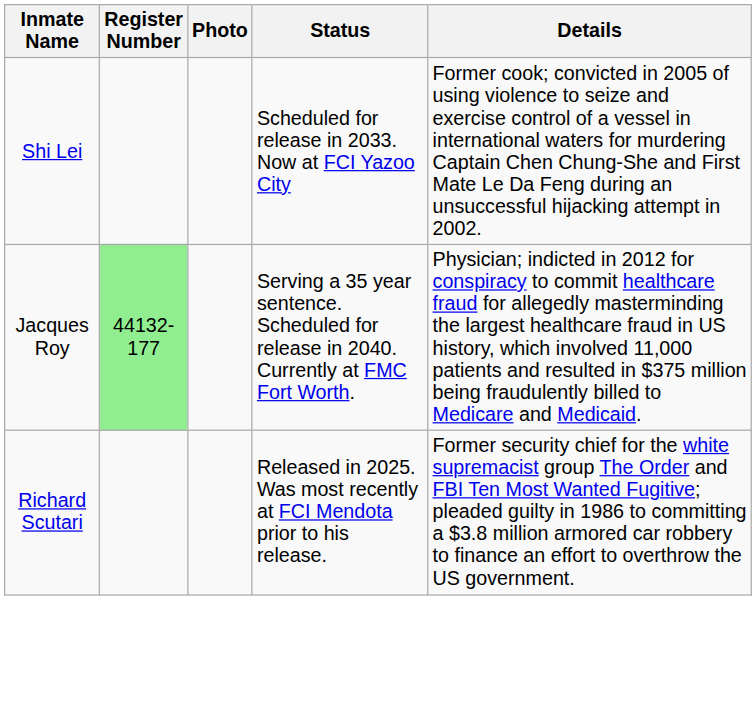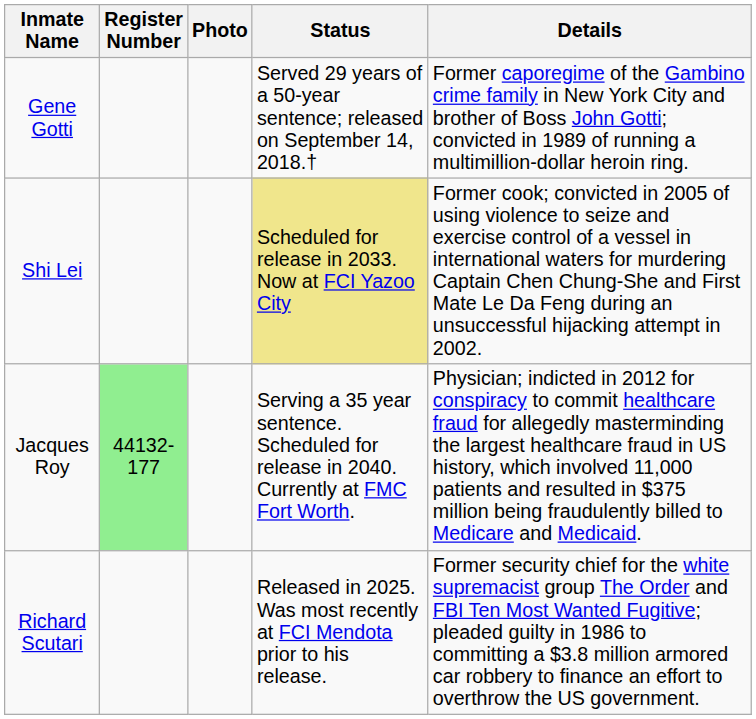+ row: (52, 117)
(336, 150) no background -> (336, 270) khaki background
